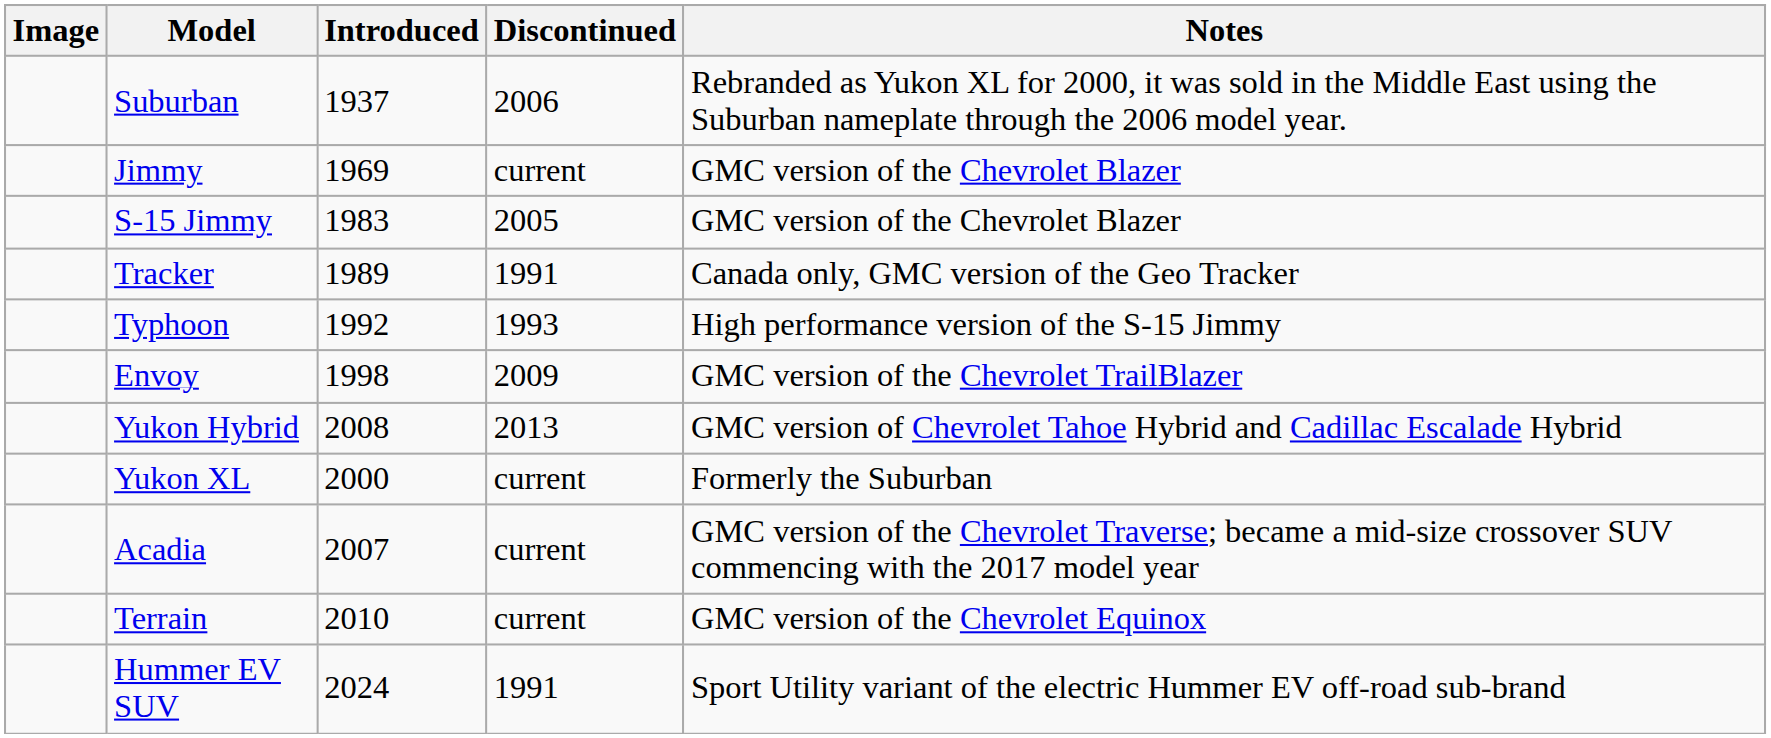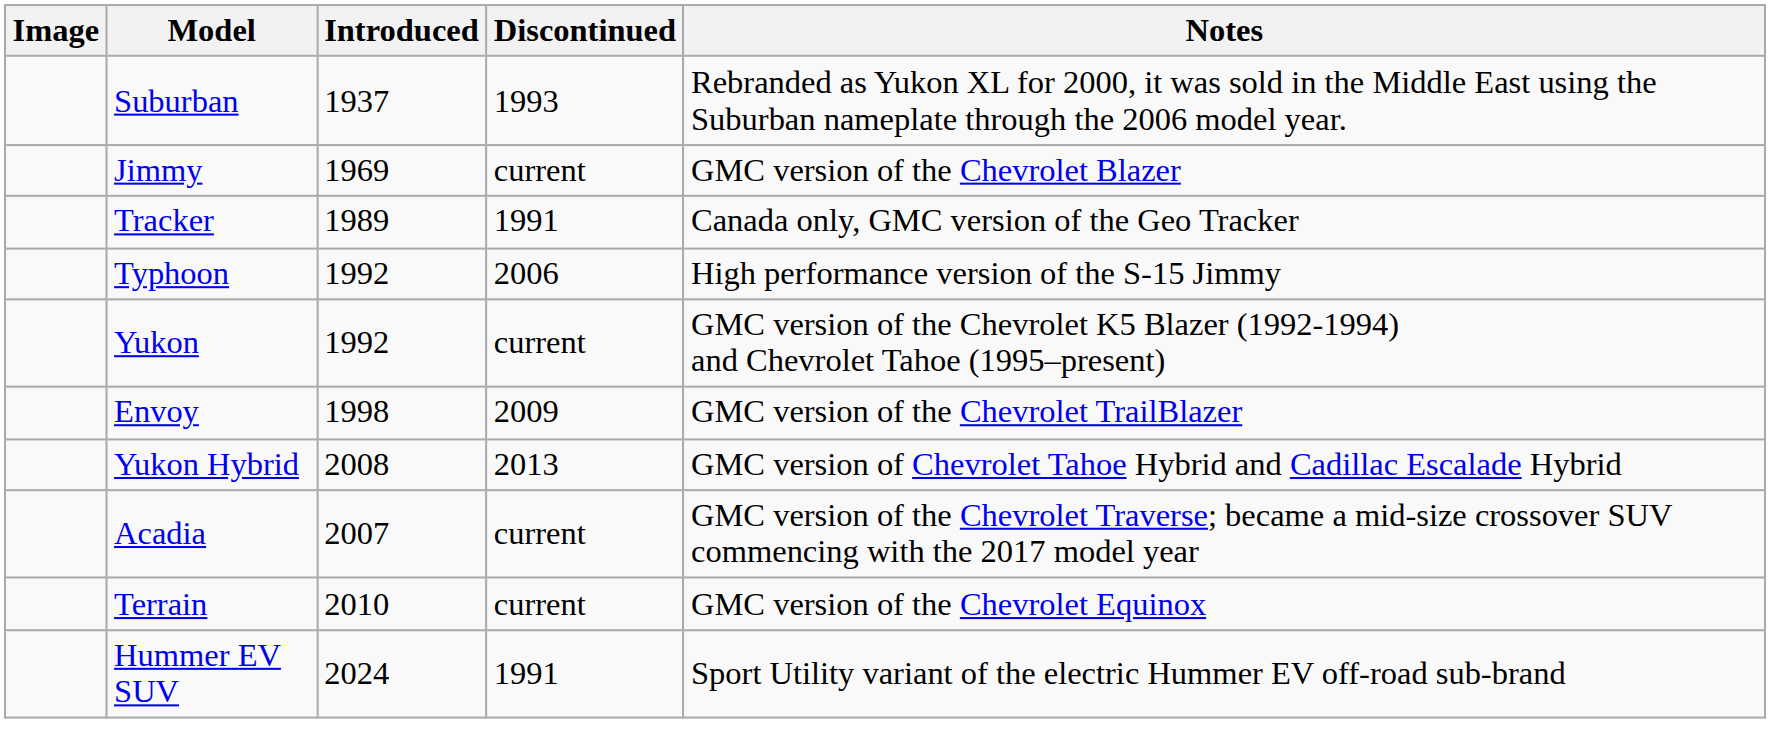(526, 100) 2006 -> (526, 100) 1993
- row: (193, 221)
(526, 324) 1993 -> (526, 272) 2006
+ row: (156, 342)
- row: (182, 478)
